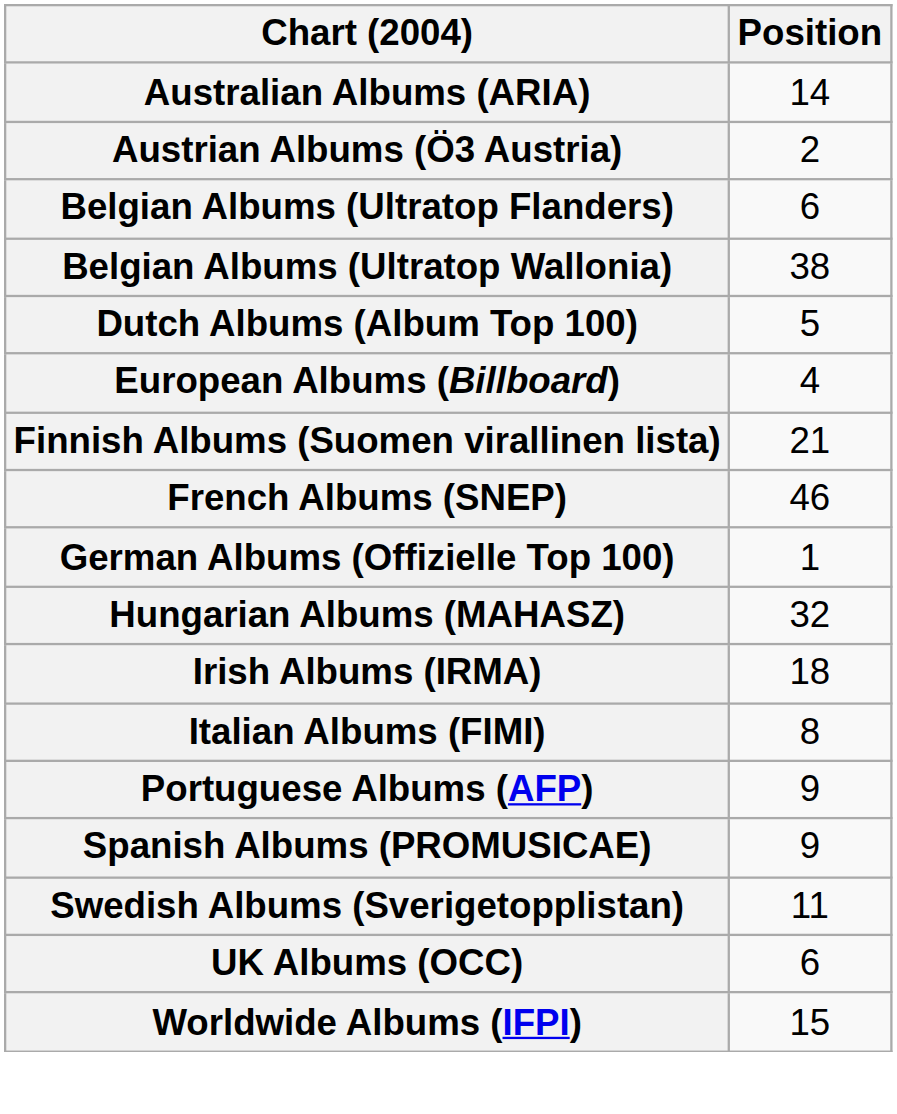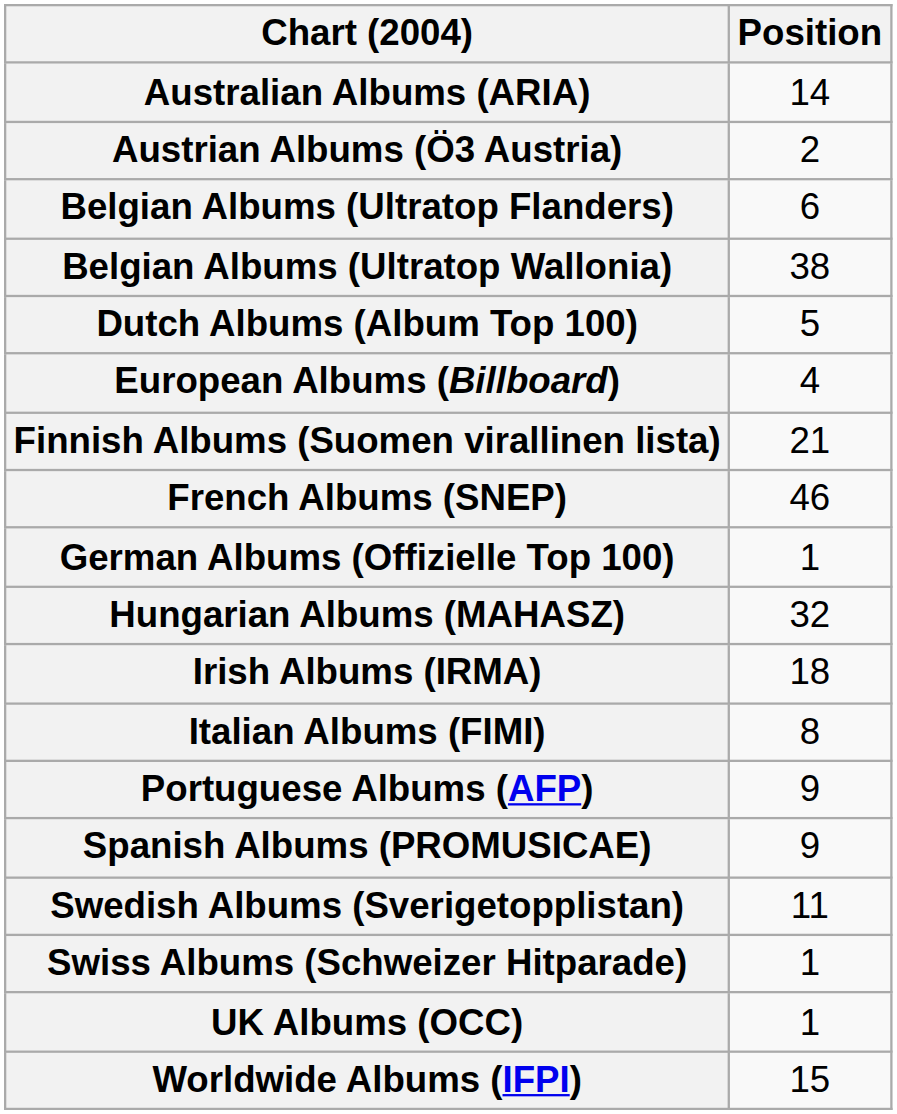+ row: (367, 963)
(810, 963) 6 -> (810, 1021) 1
